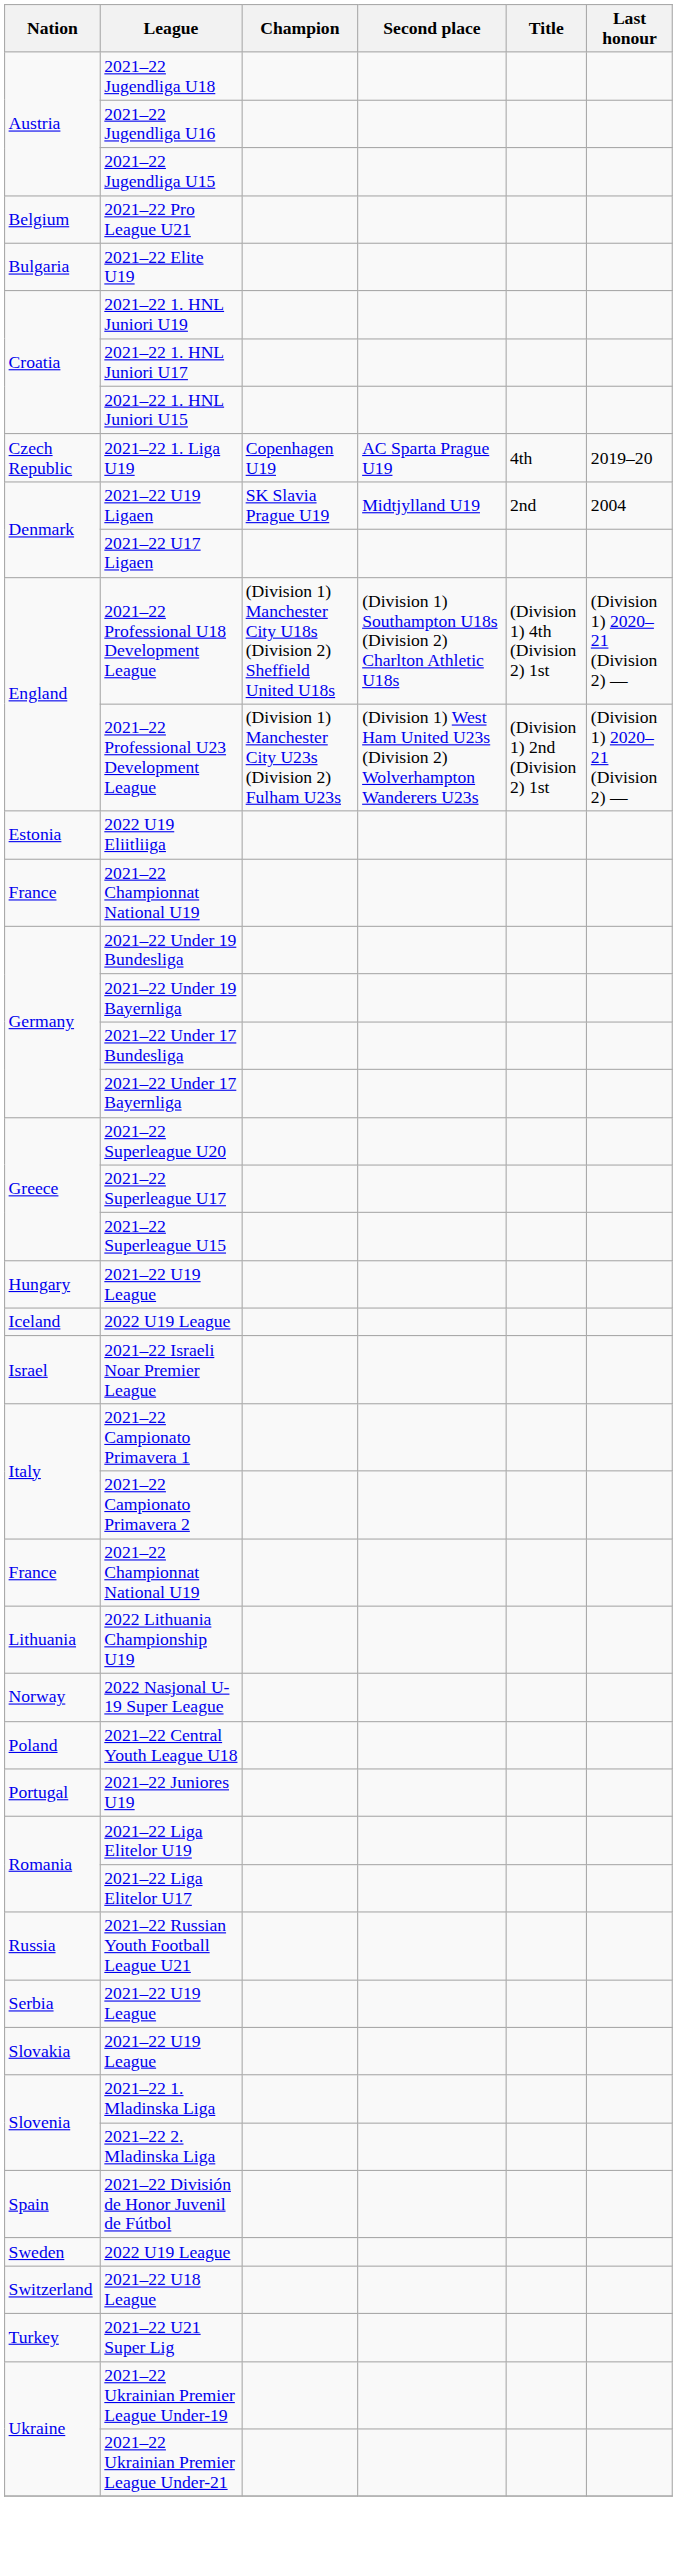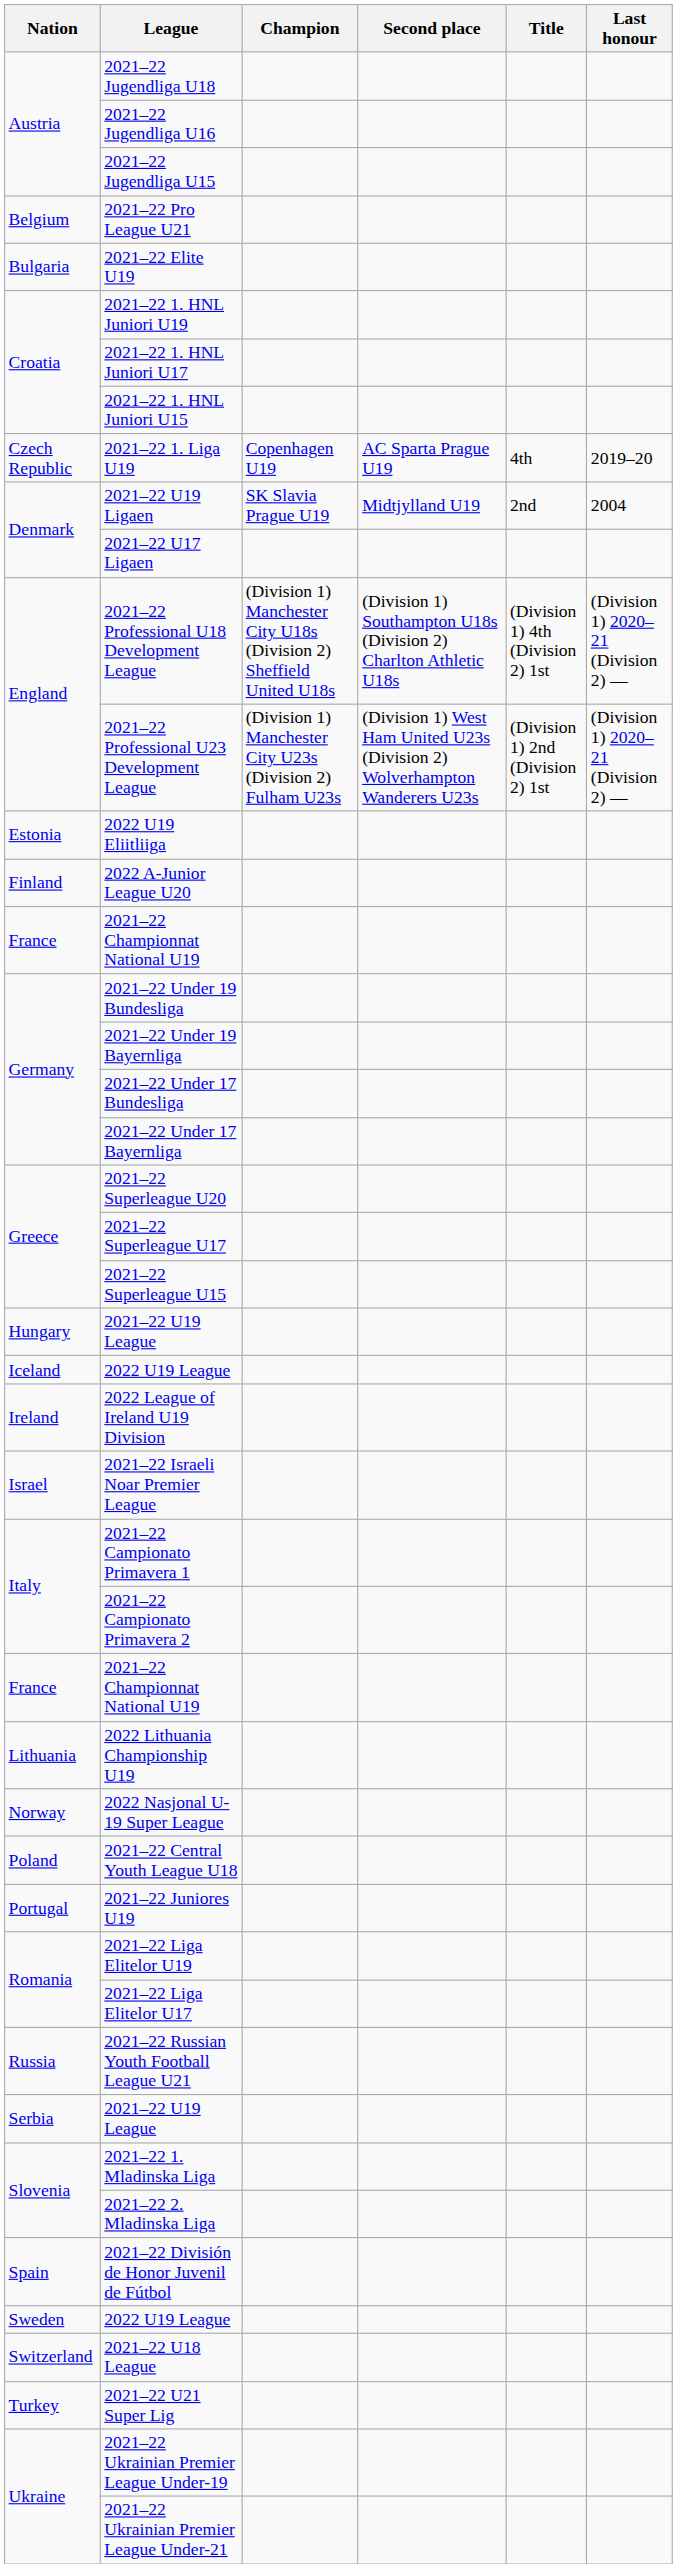+ row: (35, 882)
+ row: (34, 1417)
- row: (39, 2051)
